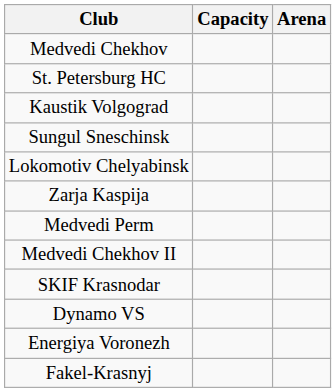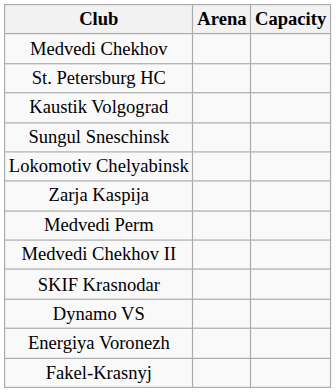columns swapped: (302, 19) <-> (233, 19)
